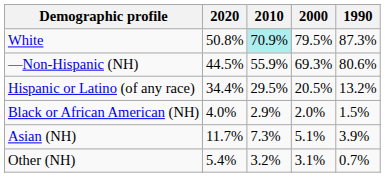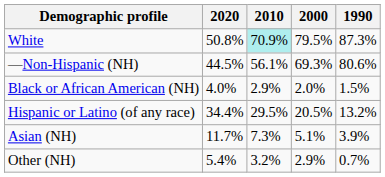(269, 64) 55.9% -> (269, 64) 56.1%
rows swapped: (104, 112) <-> (101, 88)
(310, 160) 3.1% -> (310, 160) 2.9%
